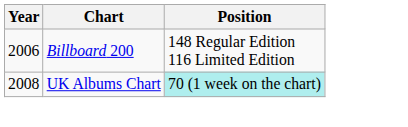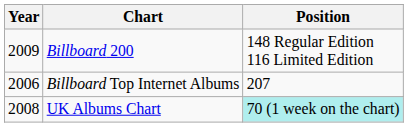(24, 50) 2006 -> (24, 50) 2009
+ row: (143, 84)
